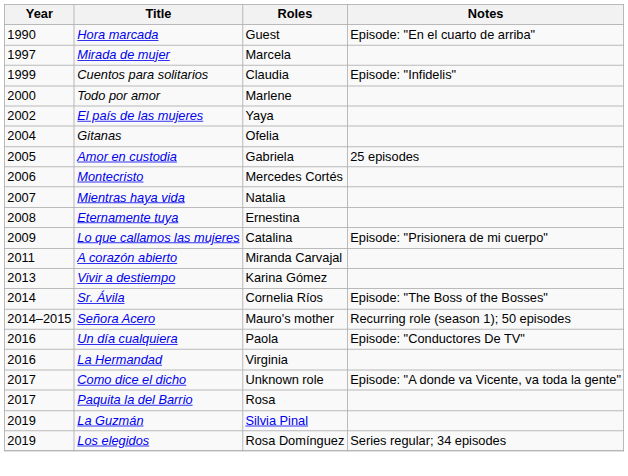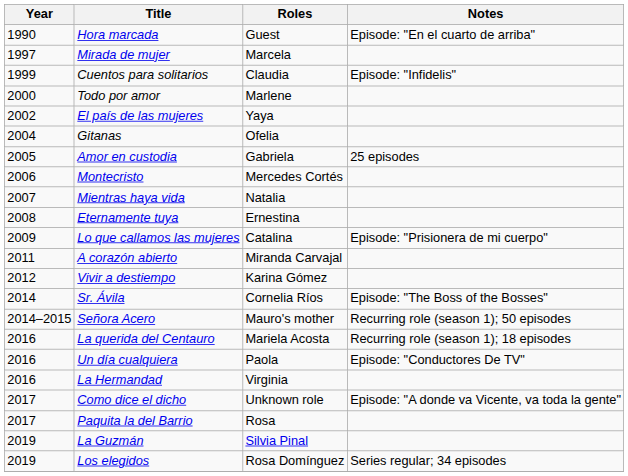(22, 278) 2013 -> (22, 278) 2012
+ row: (146, 339)
